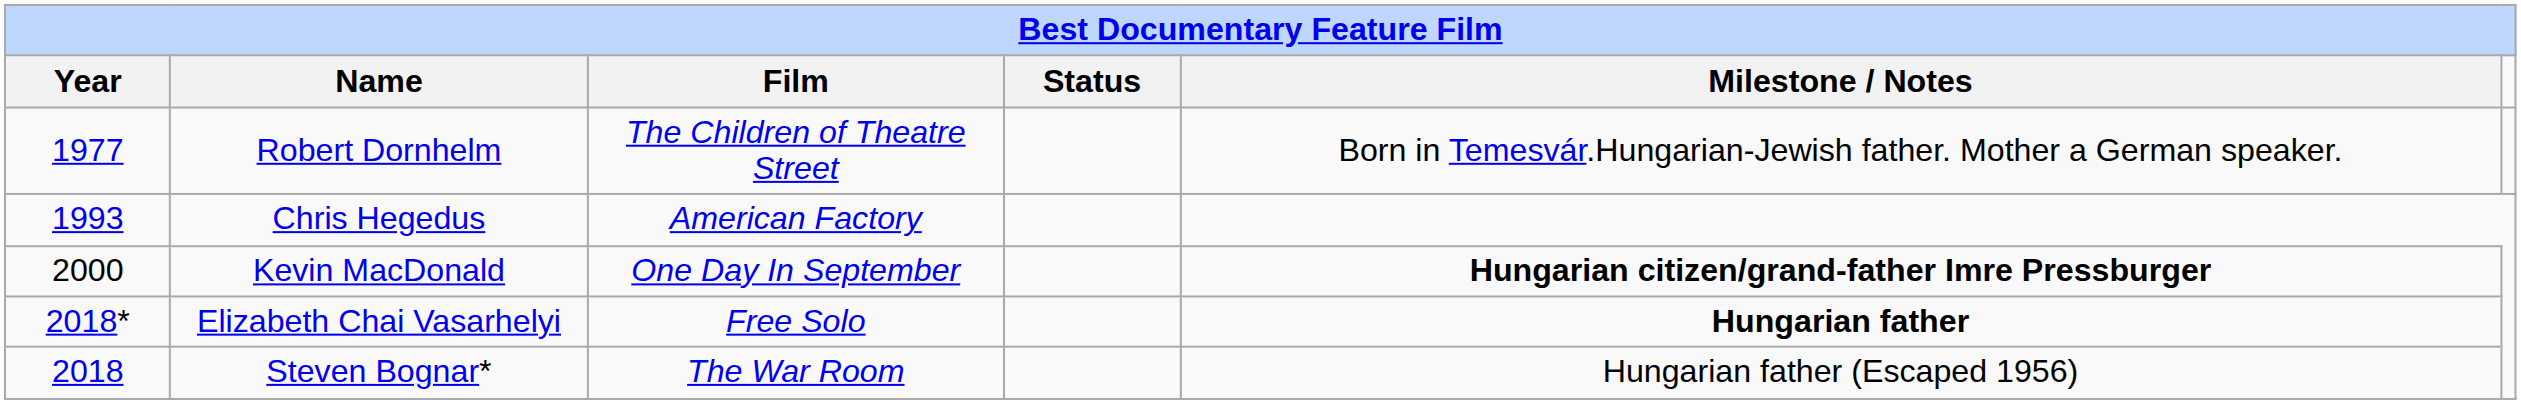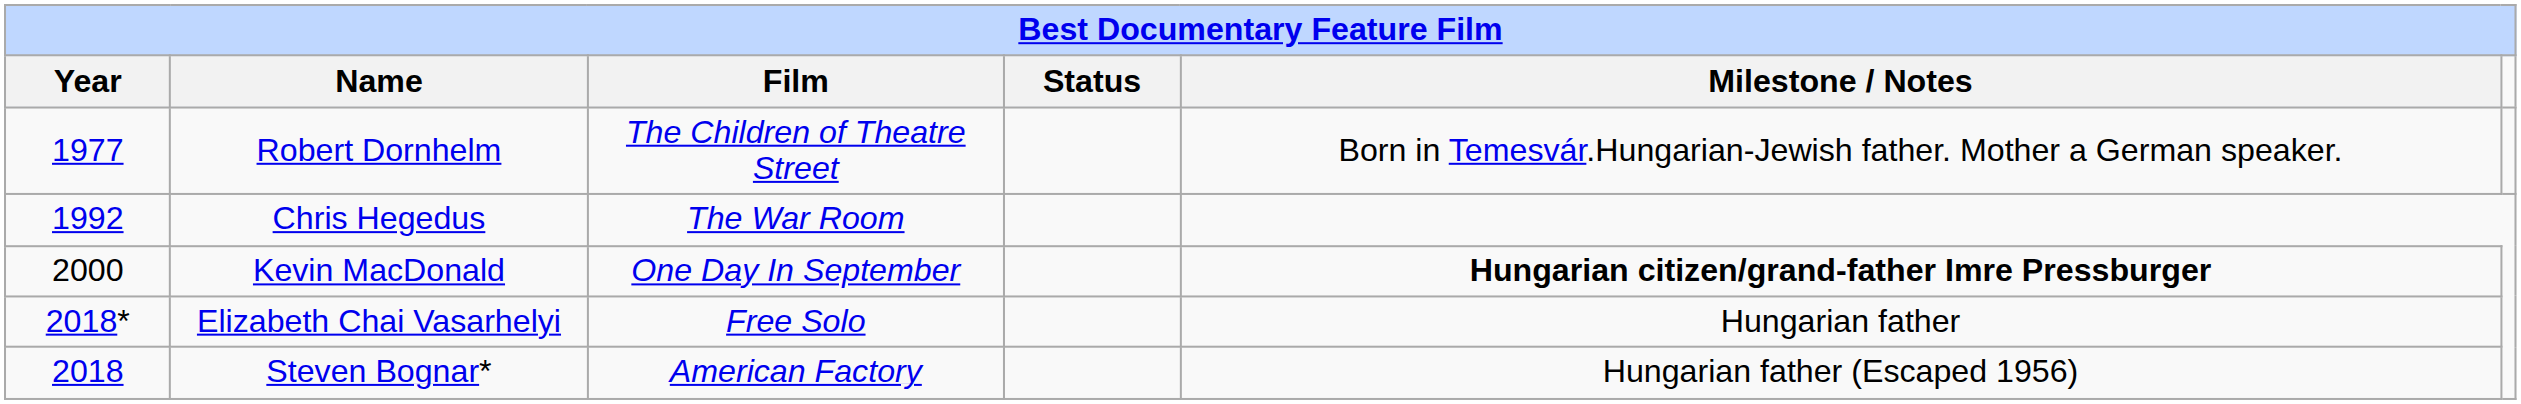(88, 219) 1993 -> (88, 219) 1992
(796, 219) American Factory -> (796, 219) The War Room
(1840, 321) bold -> (1841, 321) normal
(796, 372) The War Room -> (796, 372) American Factory
